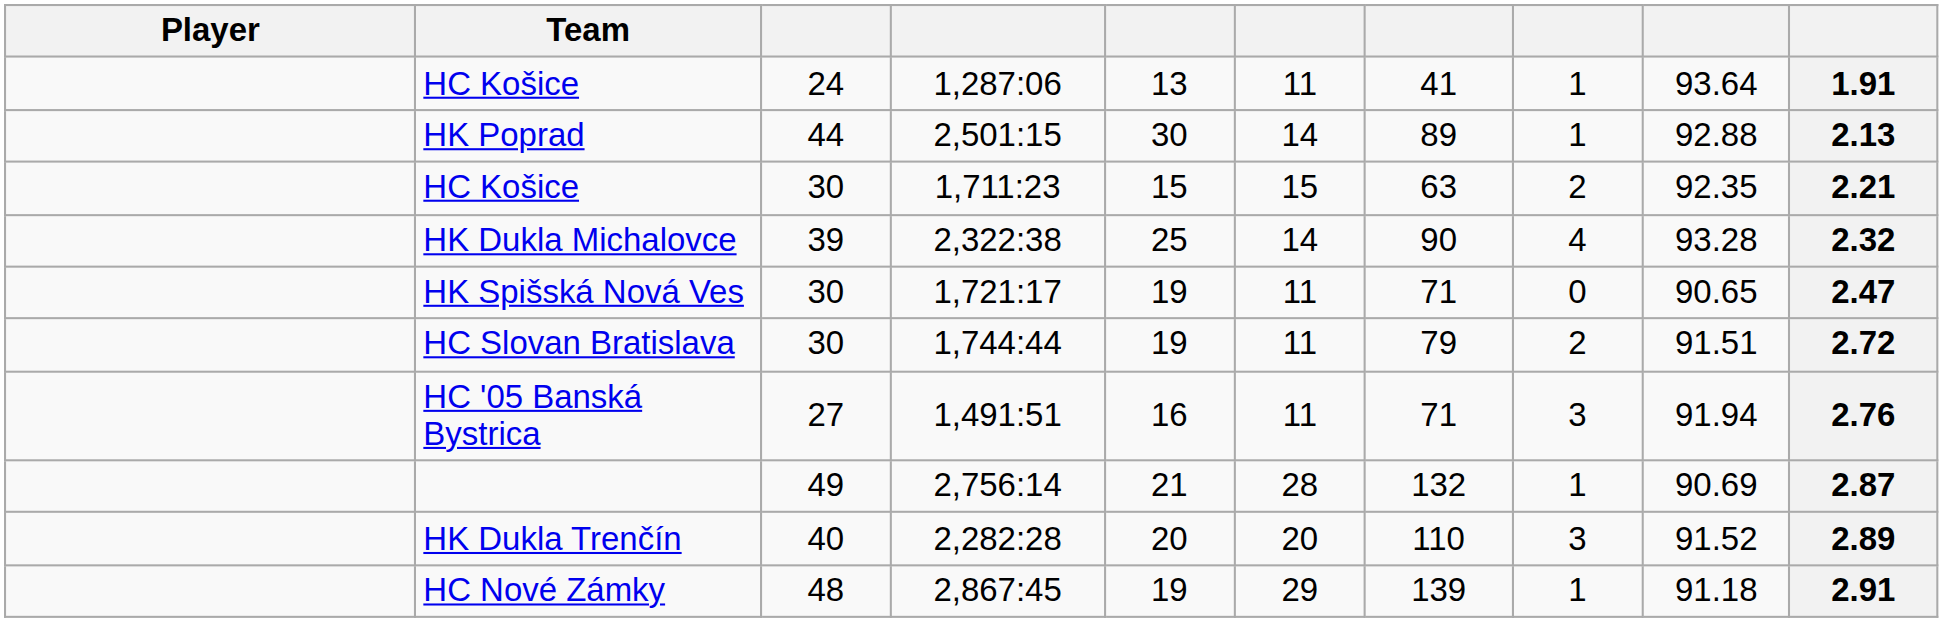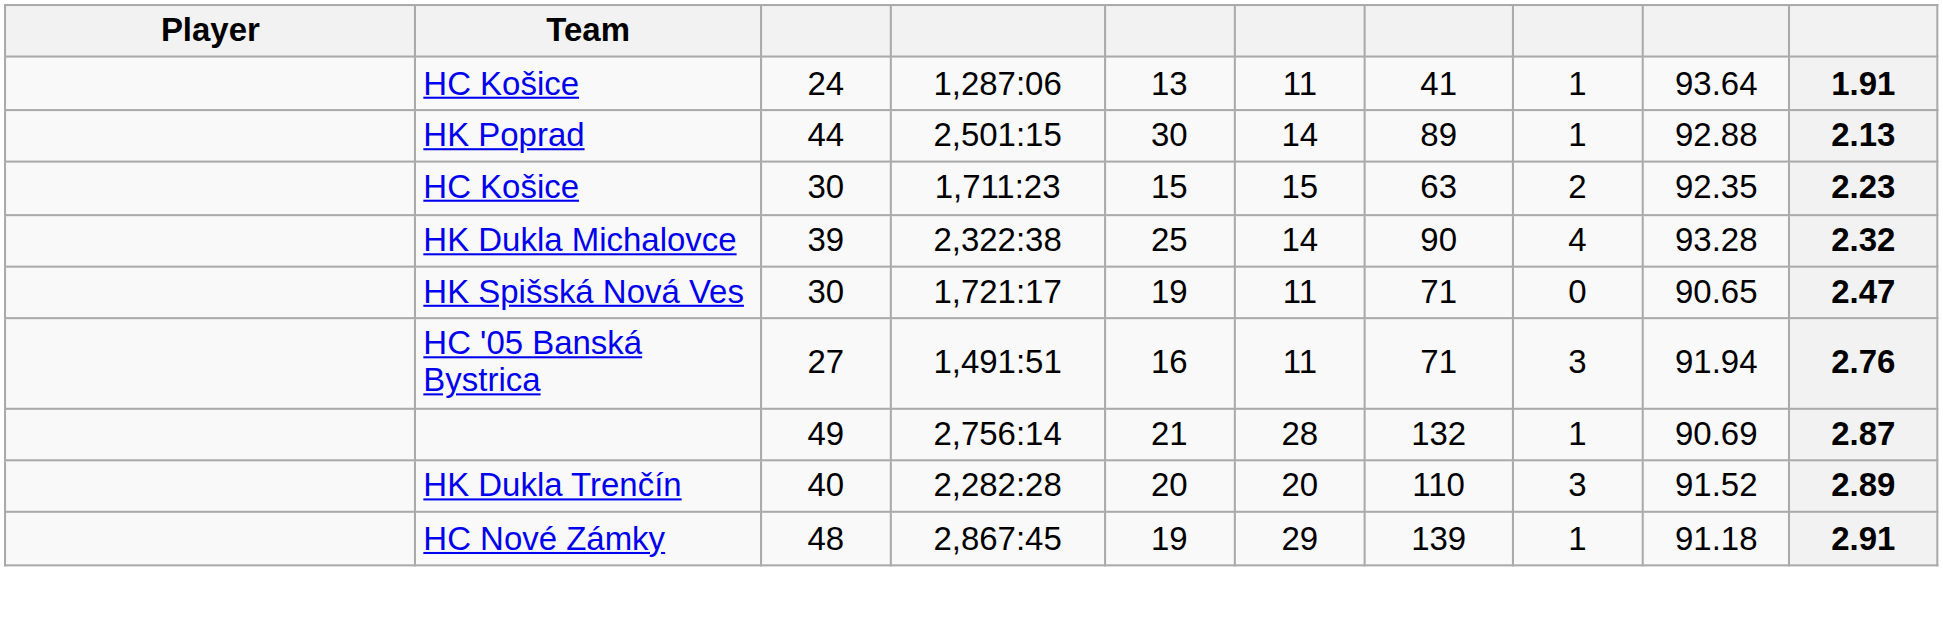(1863, 187) 2.21 -> (1863, 187) 2.23
- row: (579, 344)
